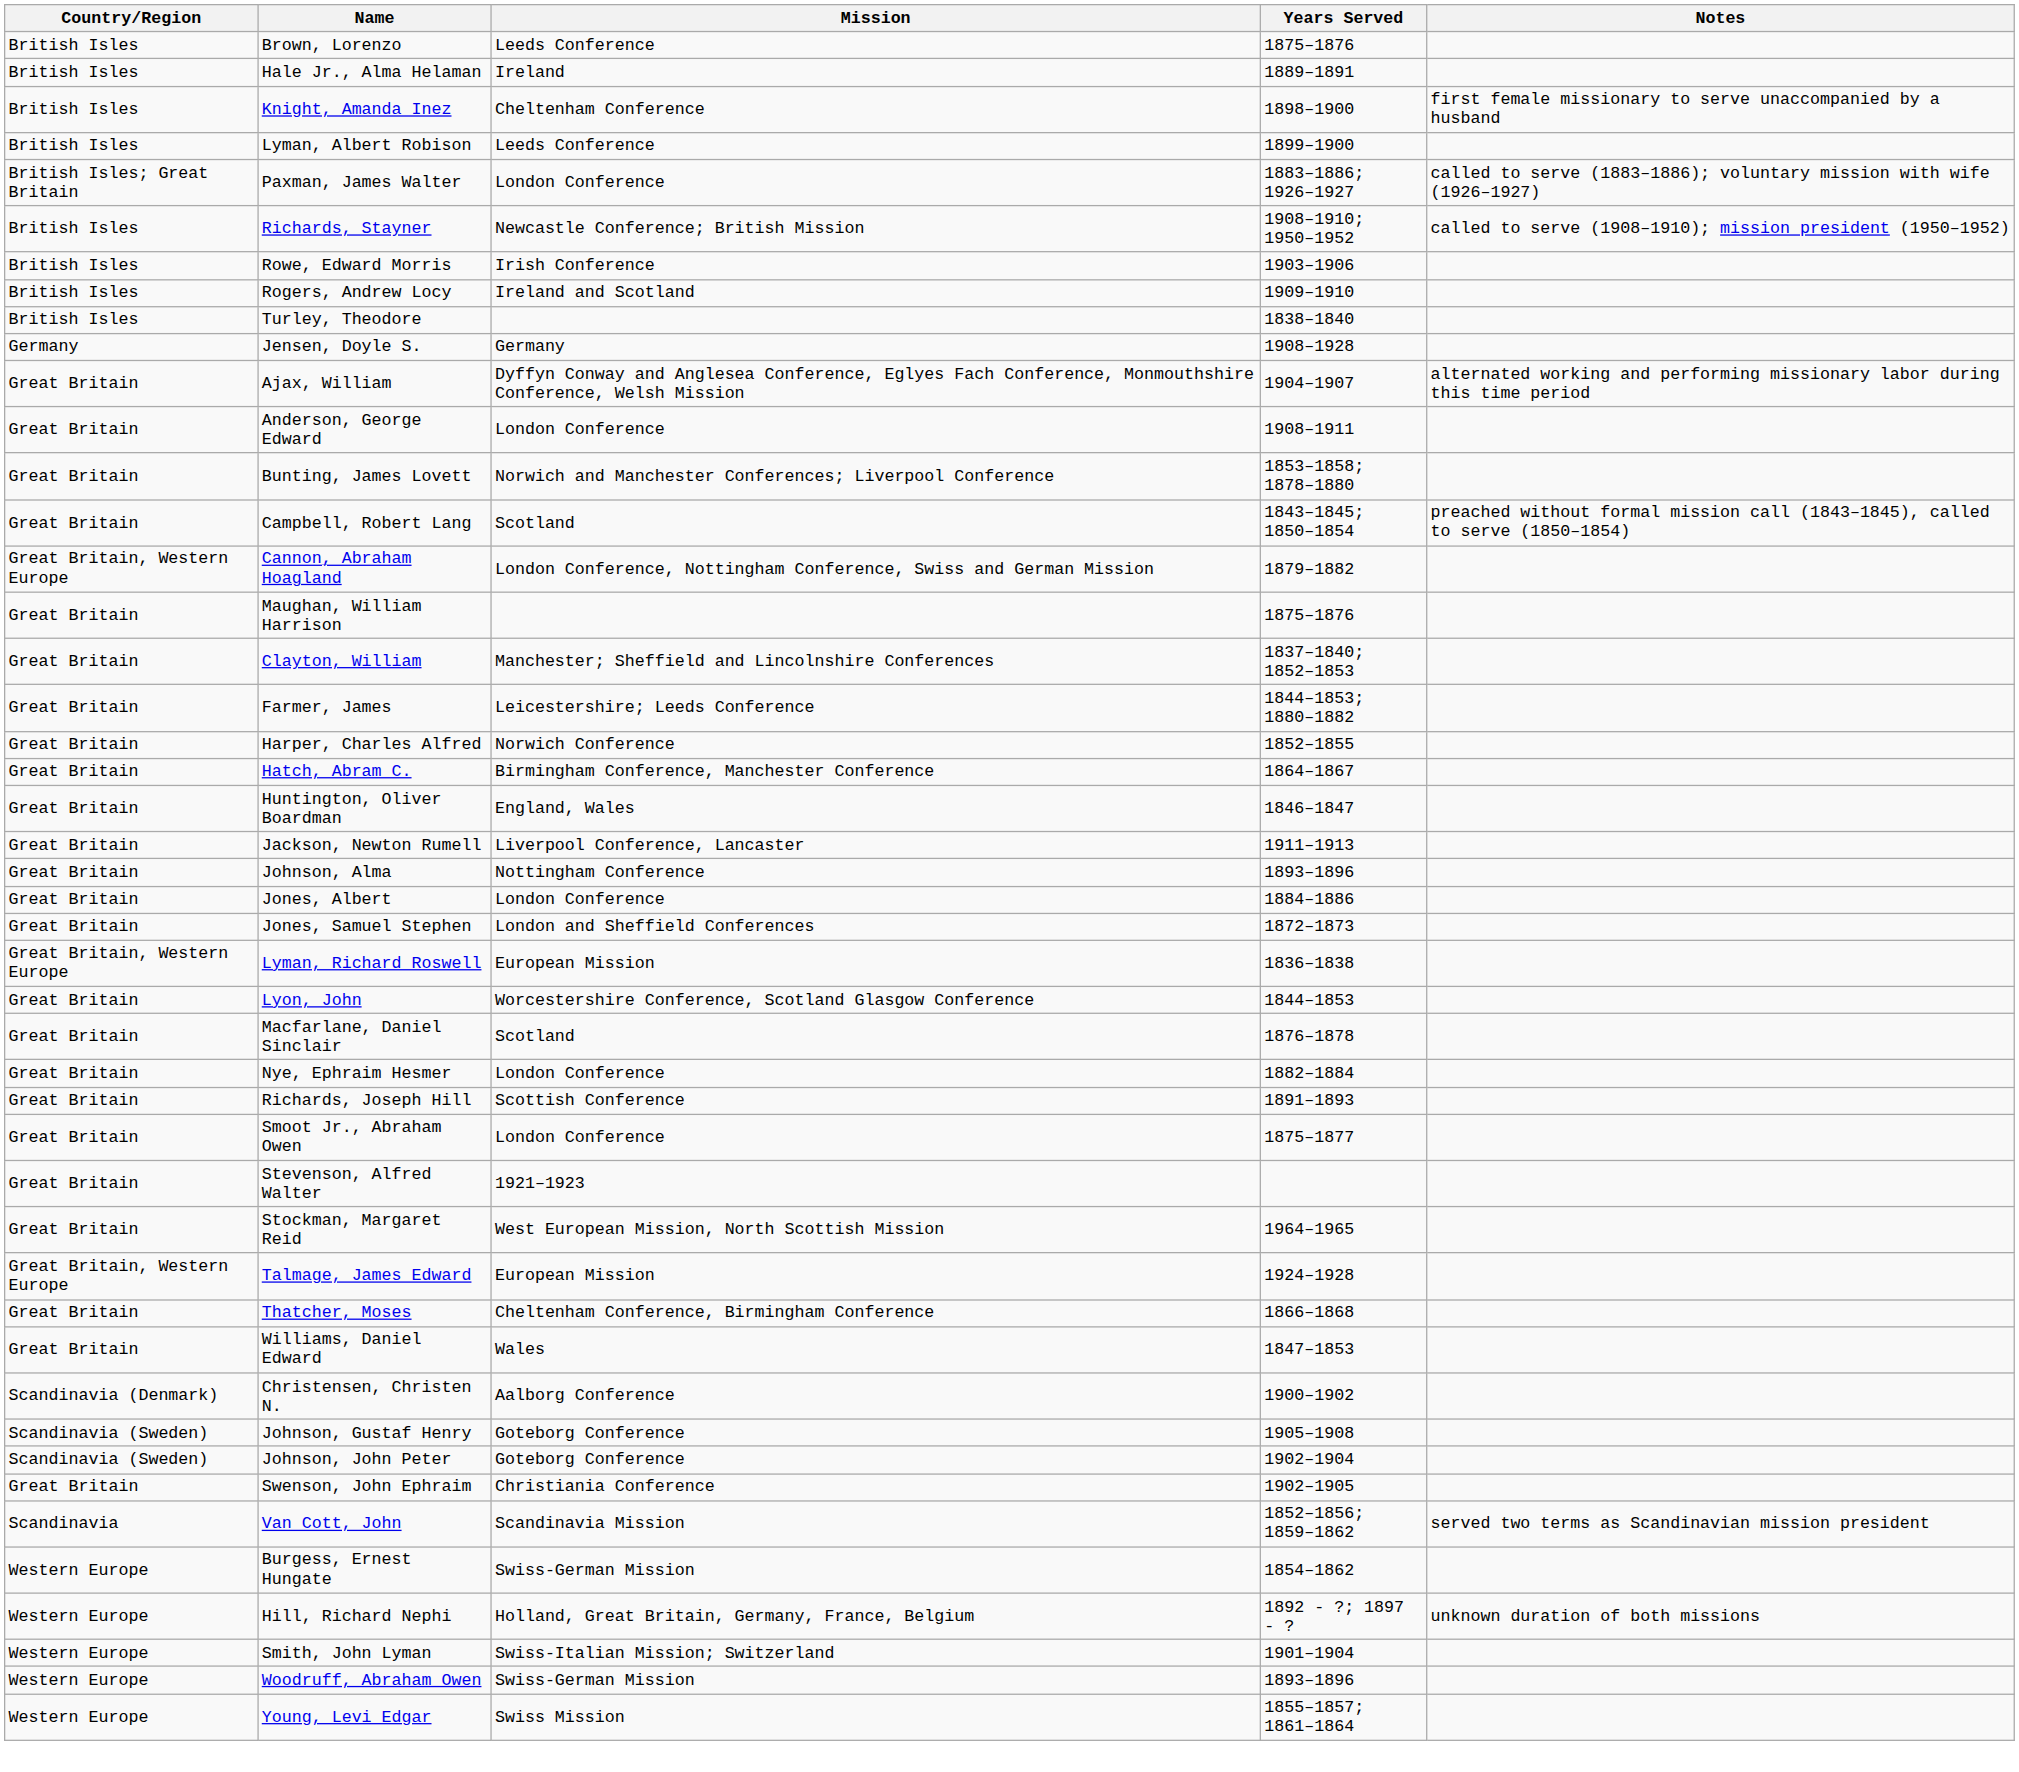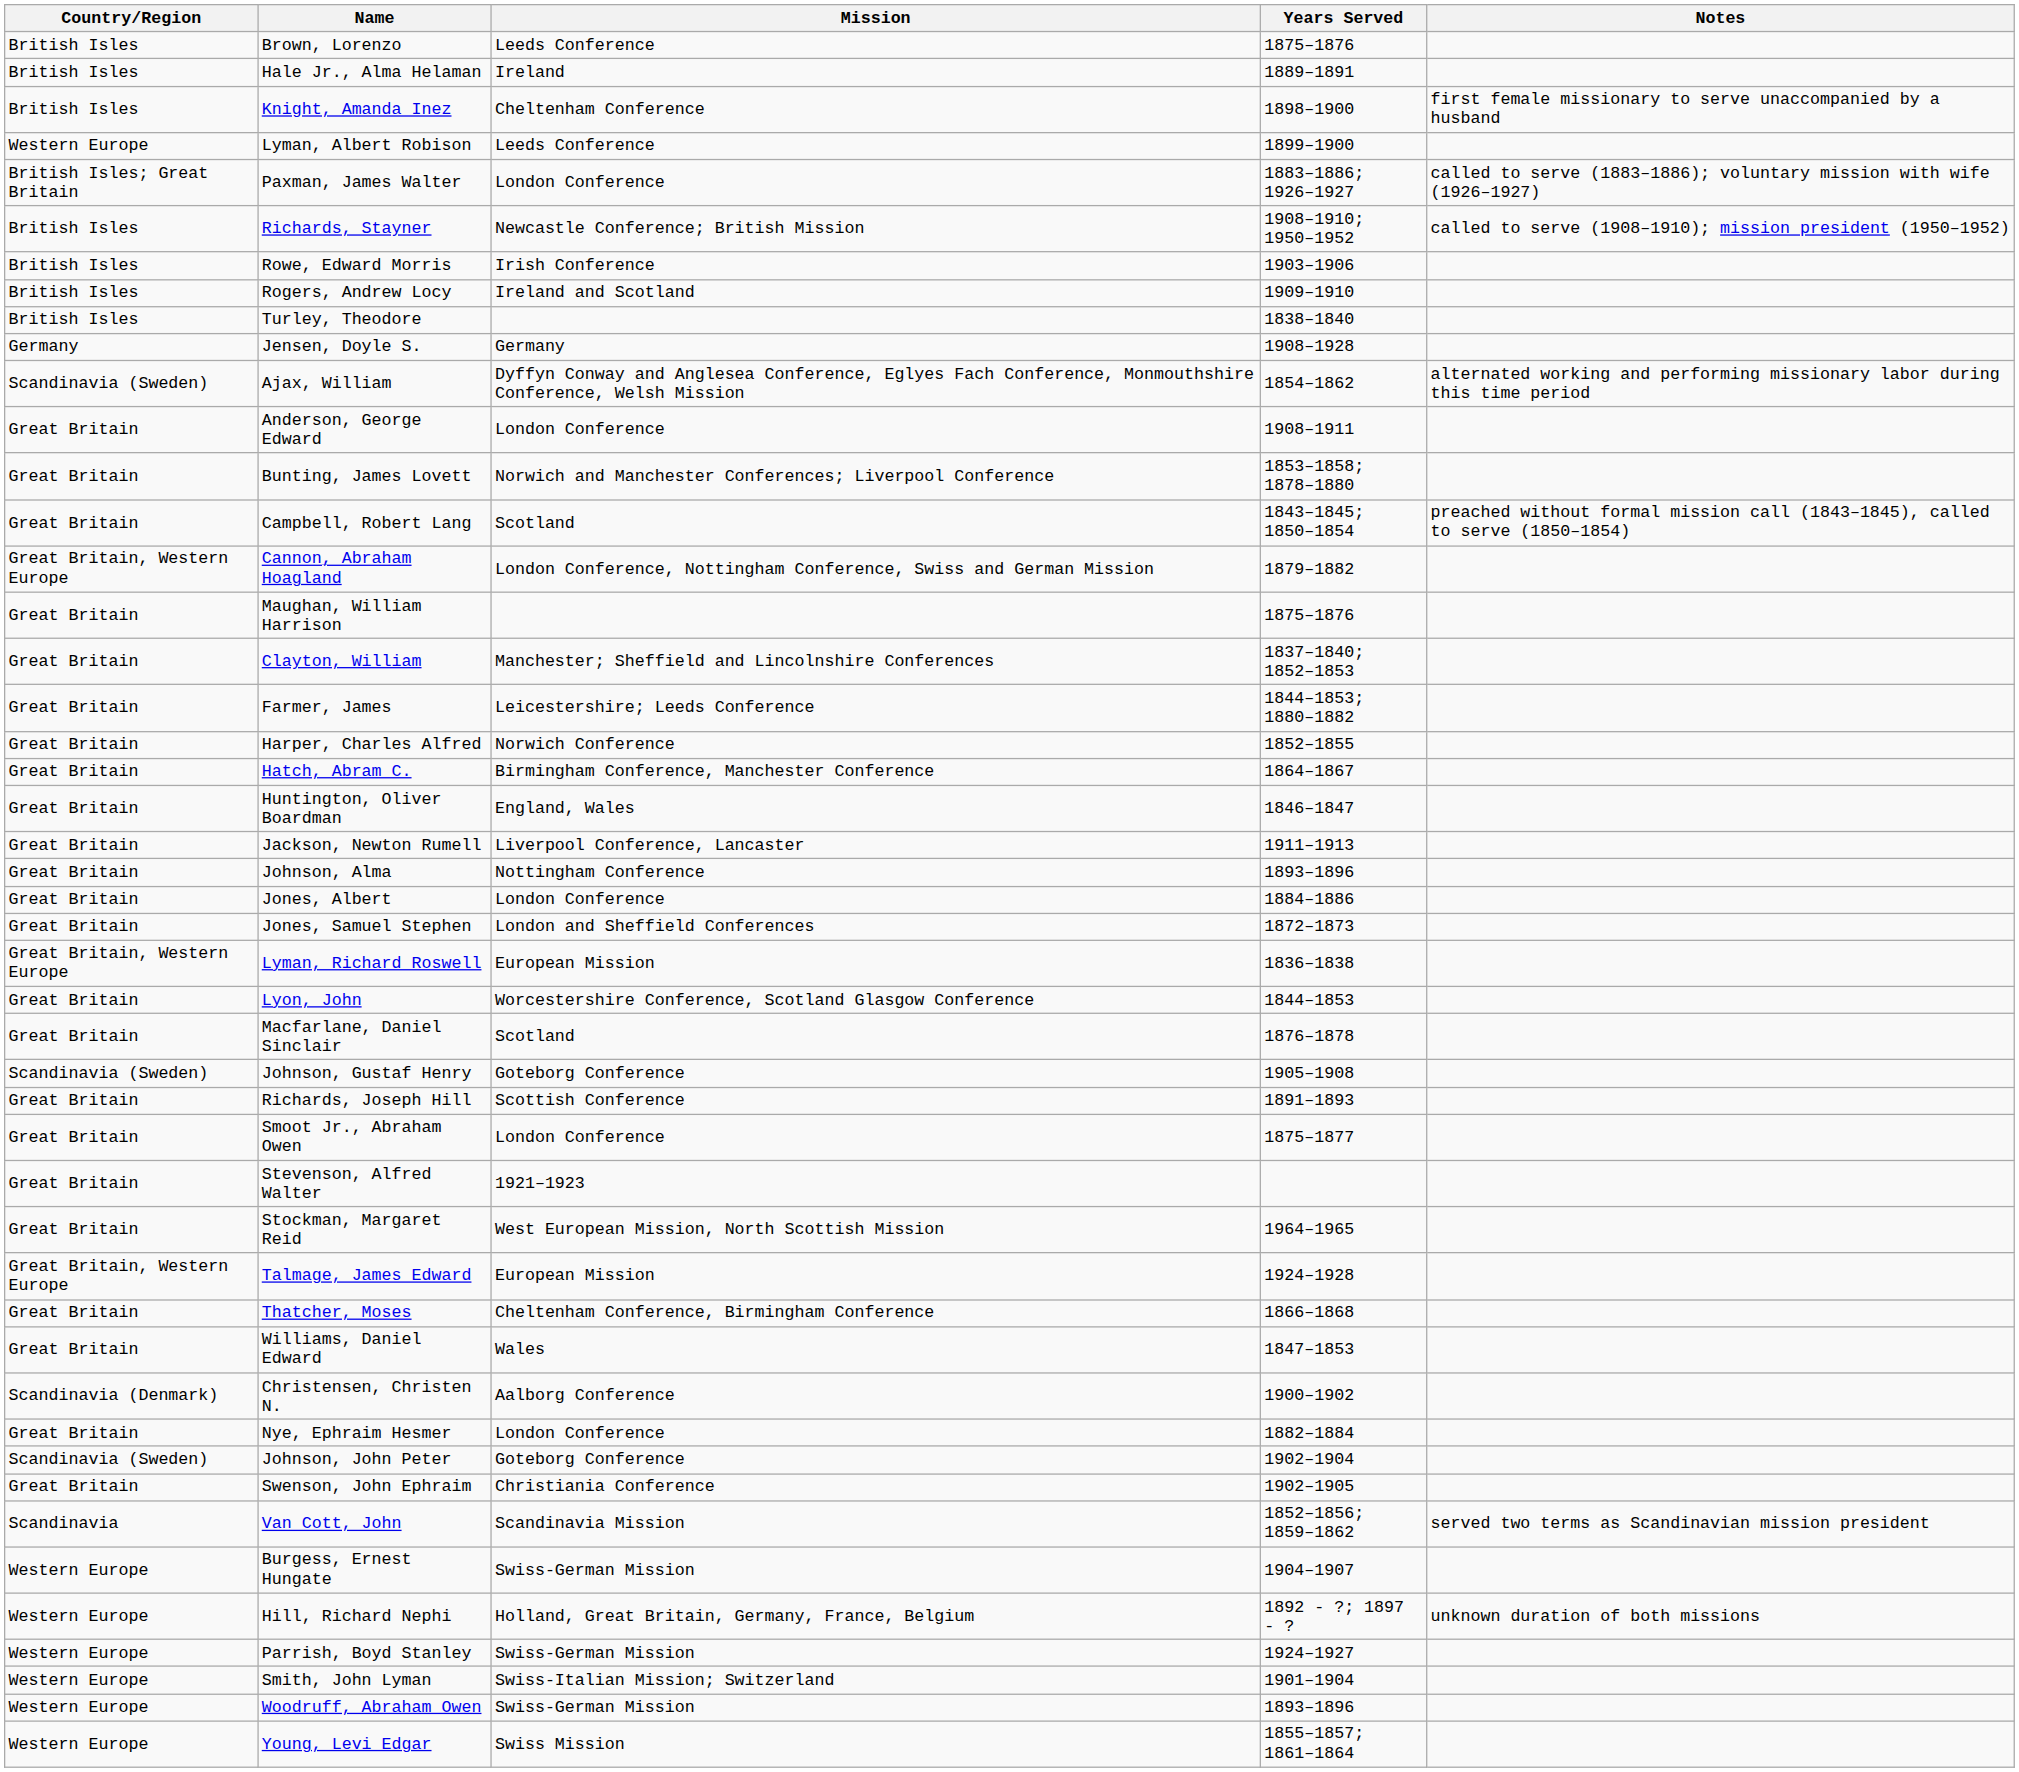(74, 146) British Isles -> (78, 146) Western Europe
(74, 384) Great Britain -> (108, 384) Scandinavia (Sweden)
(1309, 384) 1904–1907 -> (1309, 384) 1854–1862
rows swapped: (357, 1073) <-> (367, 1433)
(1309, 1570) 1854–1862 -> (1309, 1570) 1904–1907
+ row: (367, 1653)
